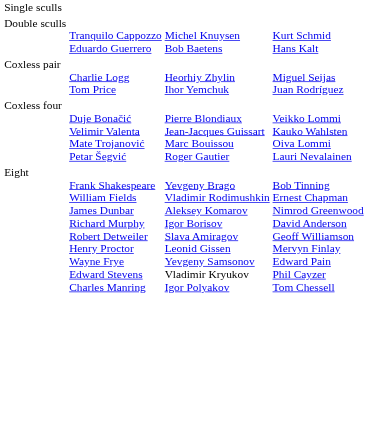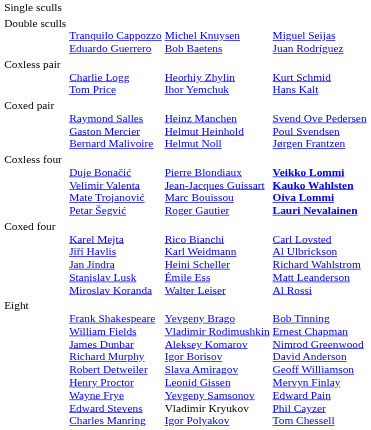(302, 42) Kurt Schmid Hans Kalt -> (308, 42) Miguel Seijas Juan Rodríguez
(308, 83) Miguel Seijas Juan Rodríguez -> (302, 83) Kurt Schmid Hans Kalt
+ row: (29, 105)
(312, 137) normal -> (315, 191) bold
+ row: (30, 226)
